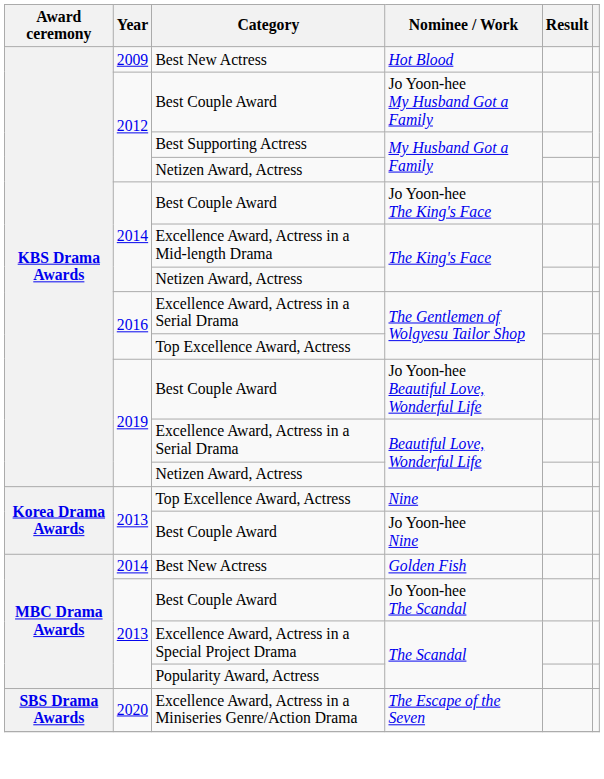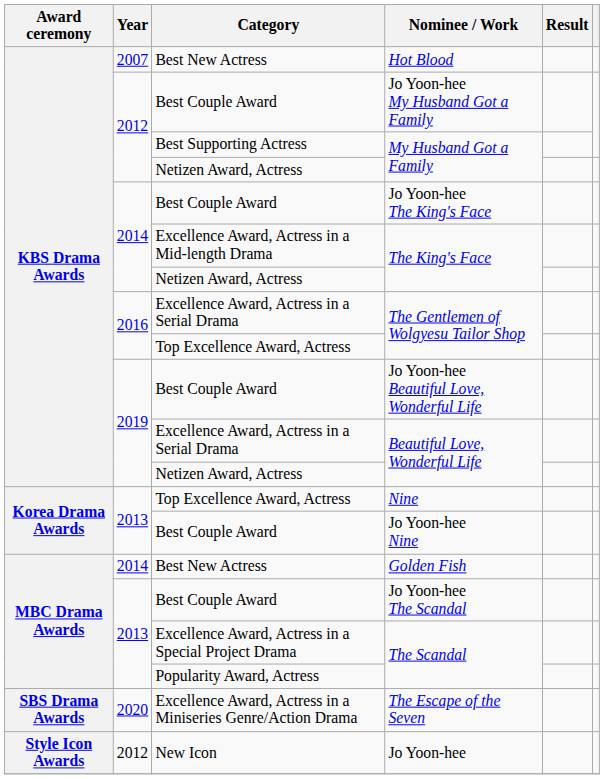(132, 59) 2009 -> (132, 59) 2007
+ row: (186, 752)
